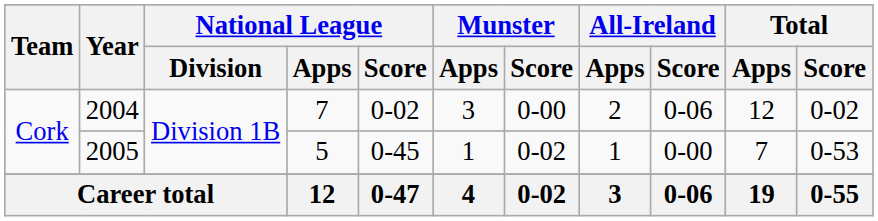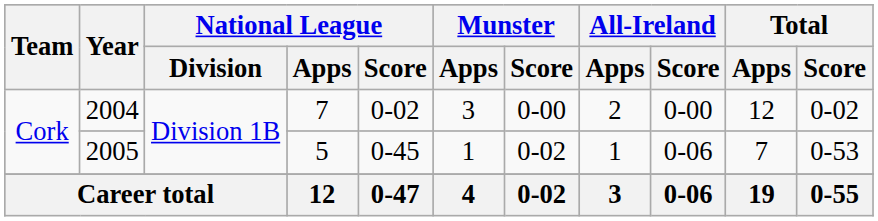(688, 109) 0-06 -> (688, 109) 0-00
(688, 151) 0-00 -> (688, 151) 0-06
